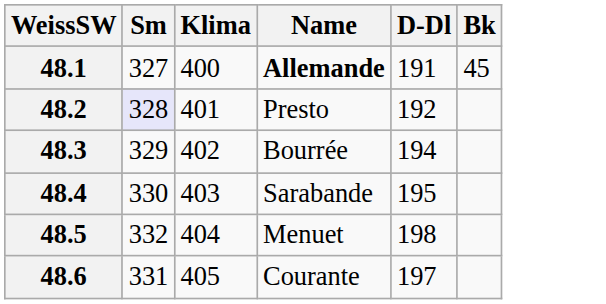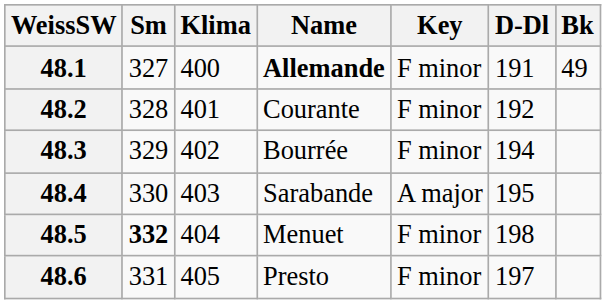+ column: (440, 25)
(477, 67) 45 -> (575, 67) 49
(149, 109) lavender background -> (149, 109) no background
(296, 109) Presto -> (311, 109) Courante
(149, 234) normal -> (149, 234) bold
(311, 276) Courante -> (296, 276) Presto
